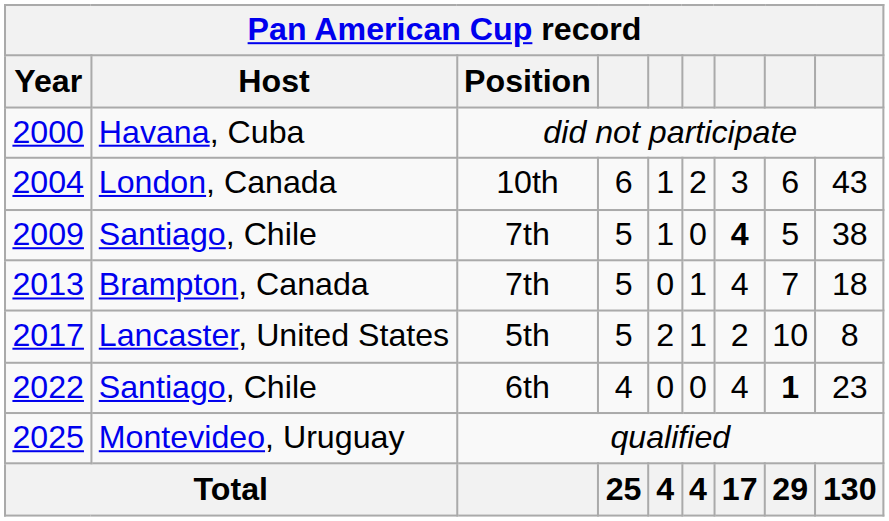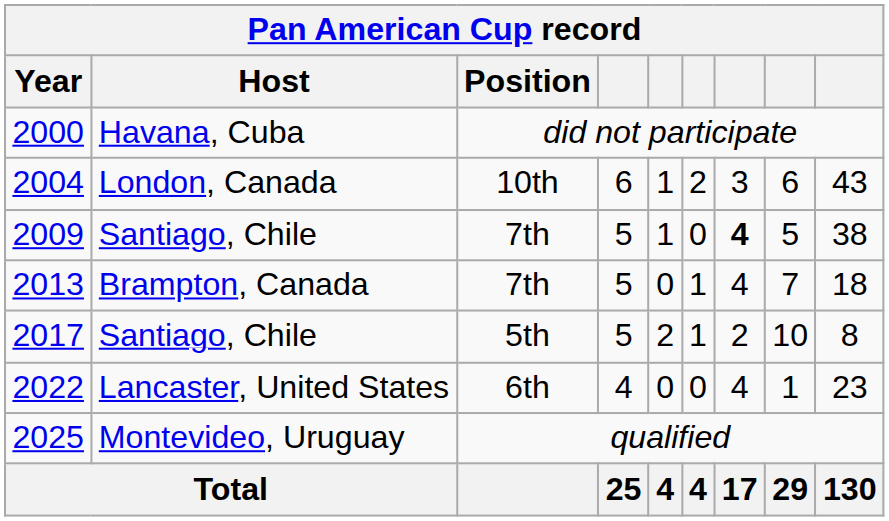(274, 336) Lancaster, United States -> (208, 336) Santiago, Chile
(208, 387) Santiago, Chile -> (274, 387) Lancaster, United States
(790, 387) bold -> (790, 387) normal
